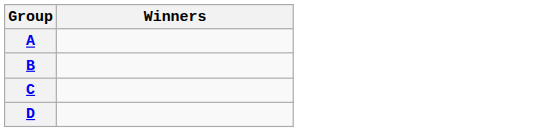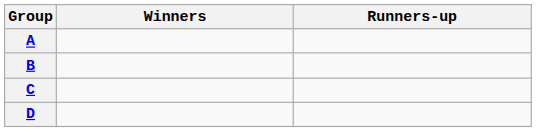+ column: (412, 17)
